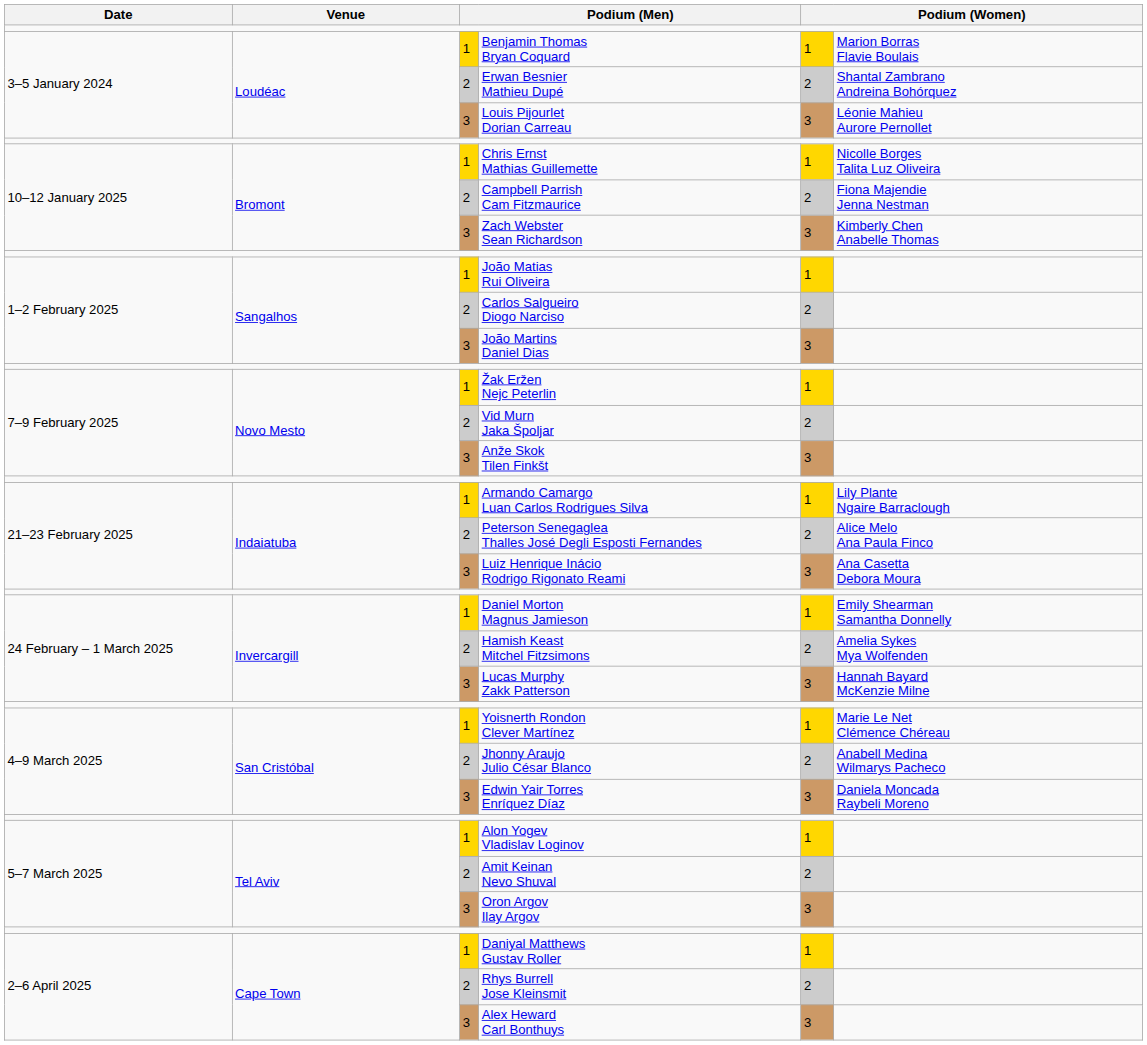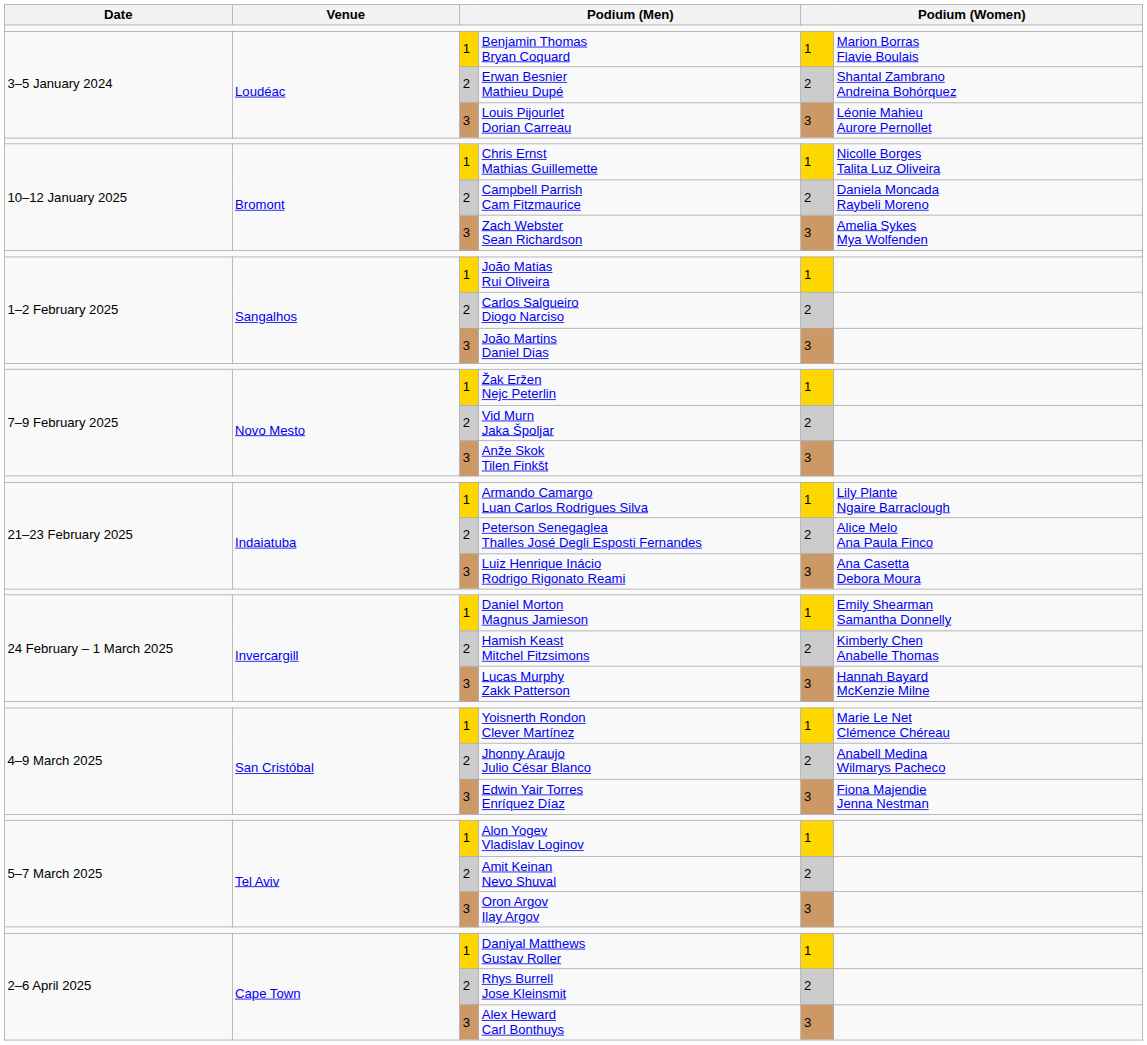(883, 197) Fiona Majendie Jenna Nestman -> (888, 197) Daniela Moncada Raybeli Moreno
(888, 233) Kimberly Chen Anabelle Thomas -> (882, 233) Amelia Sykes Mya Wolfenden
(882, 648) Amelia Sykes Mya Wolfenden -> (888, 648) Kimberly Chen Anabelle Thomas
(888, 796) Daniela Moncada Raybeli Moreno -> (883, 796) Fiona Majendie Jenna Nestman
